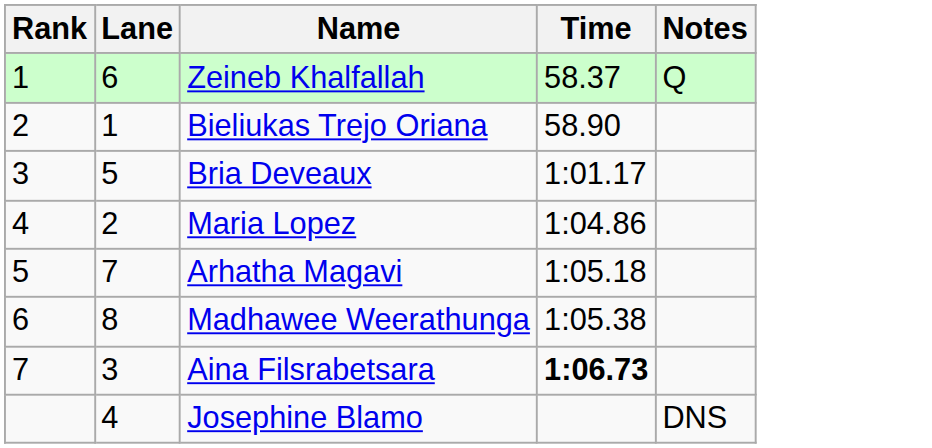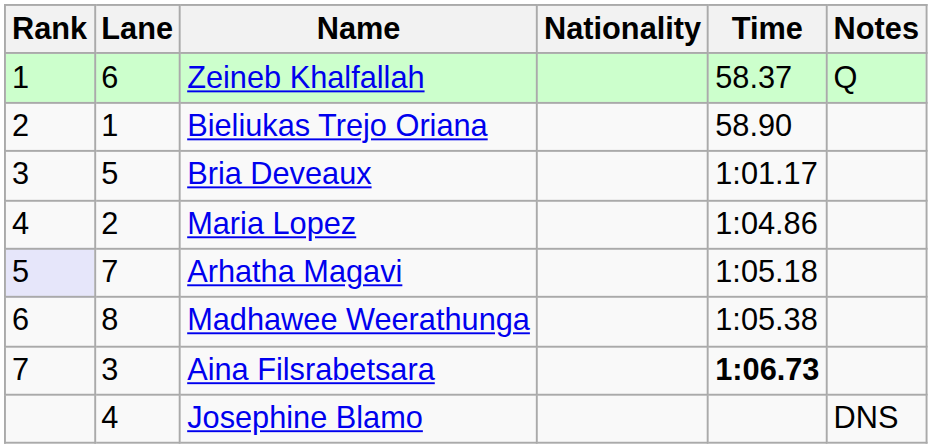+ column: (623, 28)
(21, 272) no background -> (21, 272) lavender background
